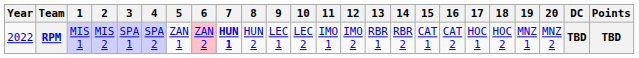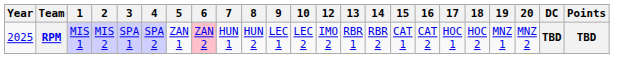- column: (328, 14)
(20, 38) 2022 -> (20, 38) 2025
(229, 38) bold -> (229, 38) normal
